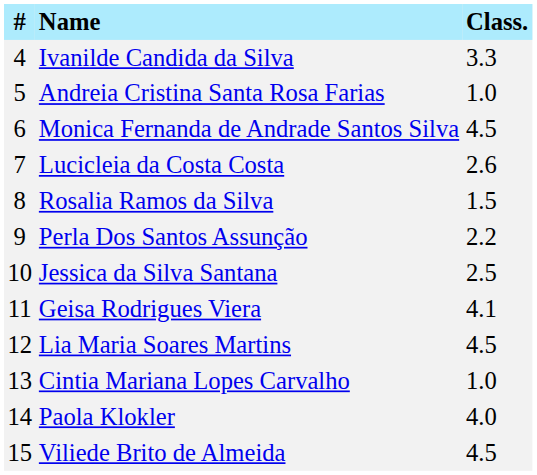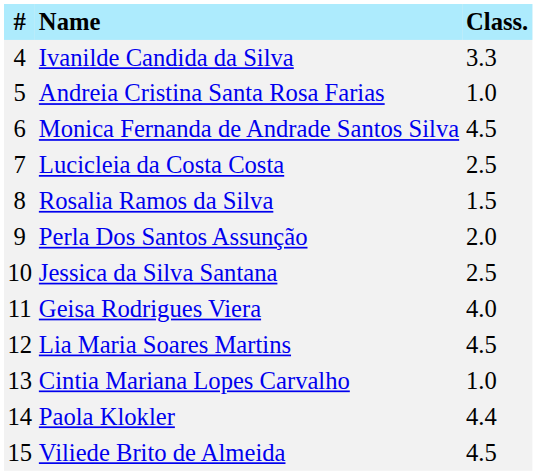(481, 165) 2.6 -> (481, 165) 2.5
(481, 237) 2.2 -> (481, 237) 2.0
(481, 308) 4.1 -> (481, 308) 4.0
(481, 416) 4.0 -> (481, 416) 4.4
